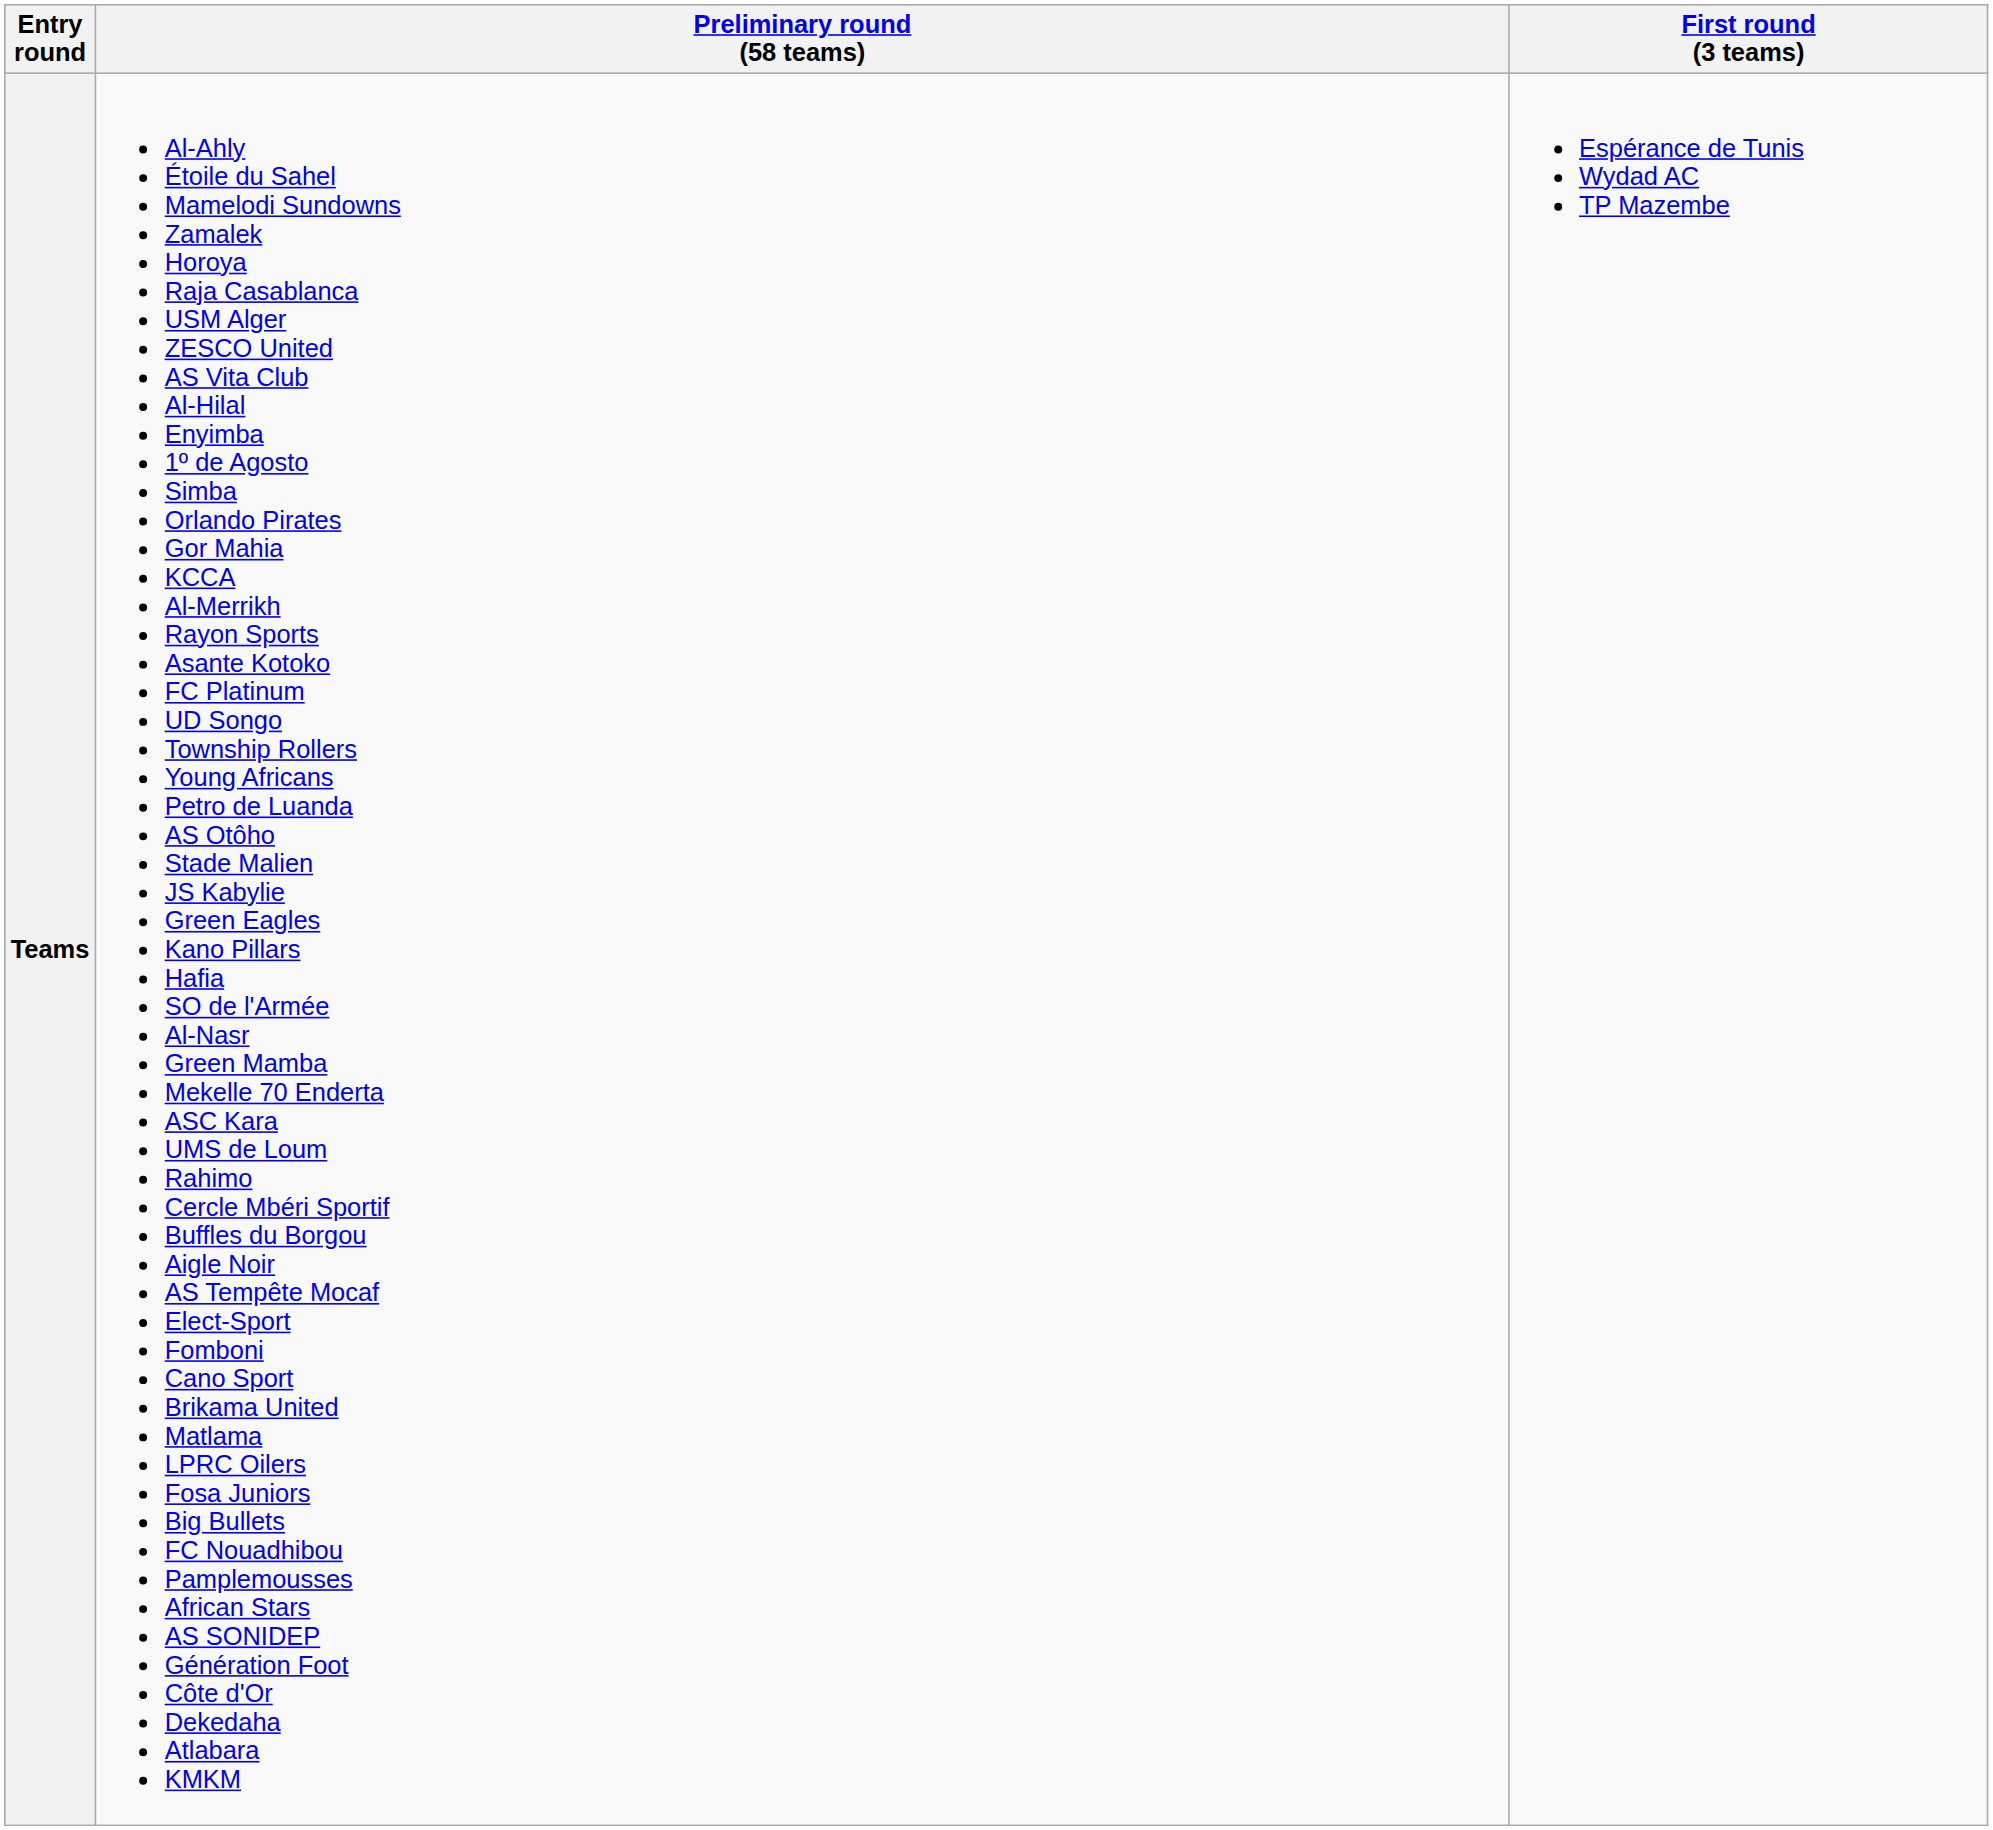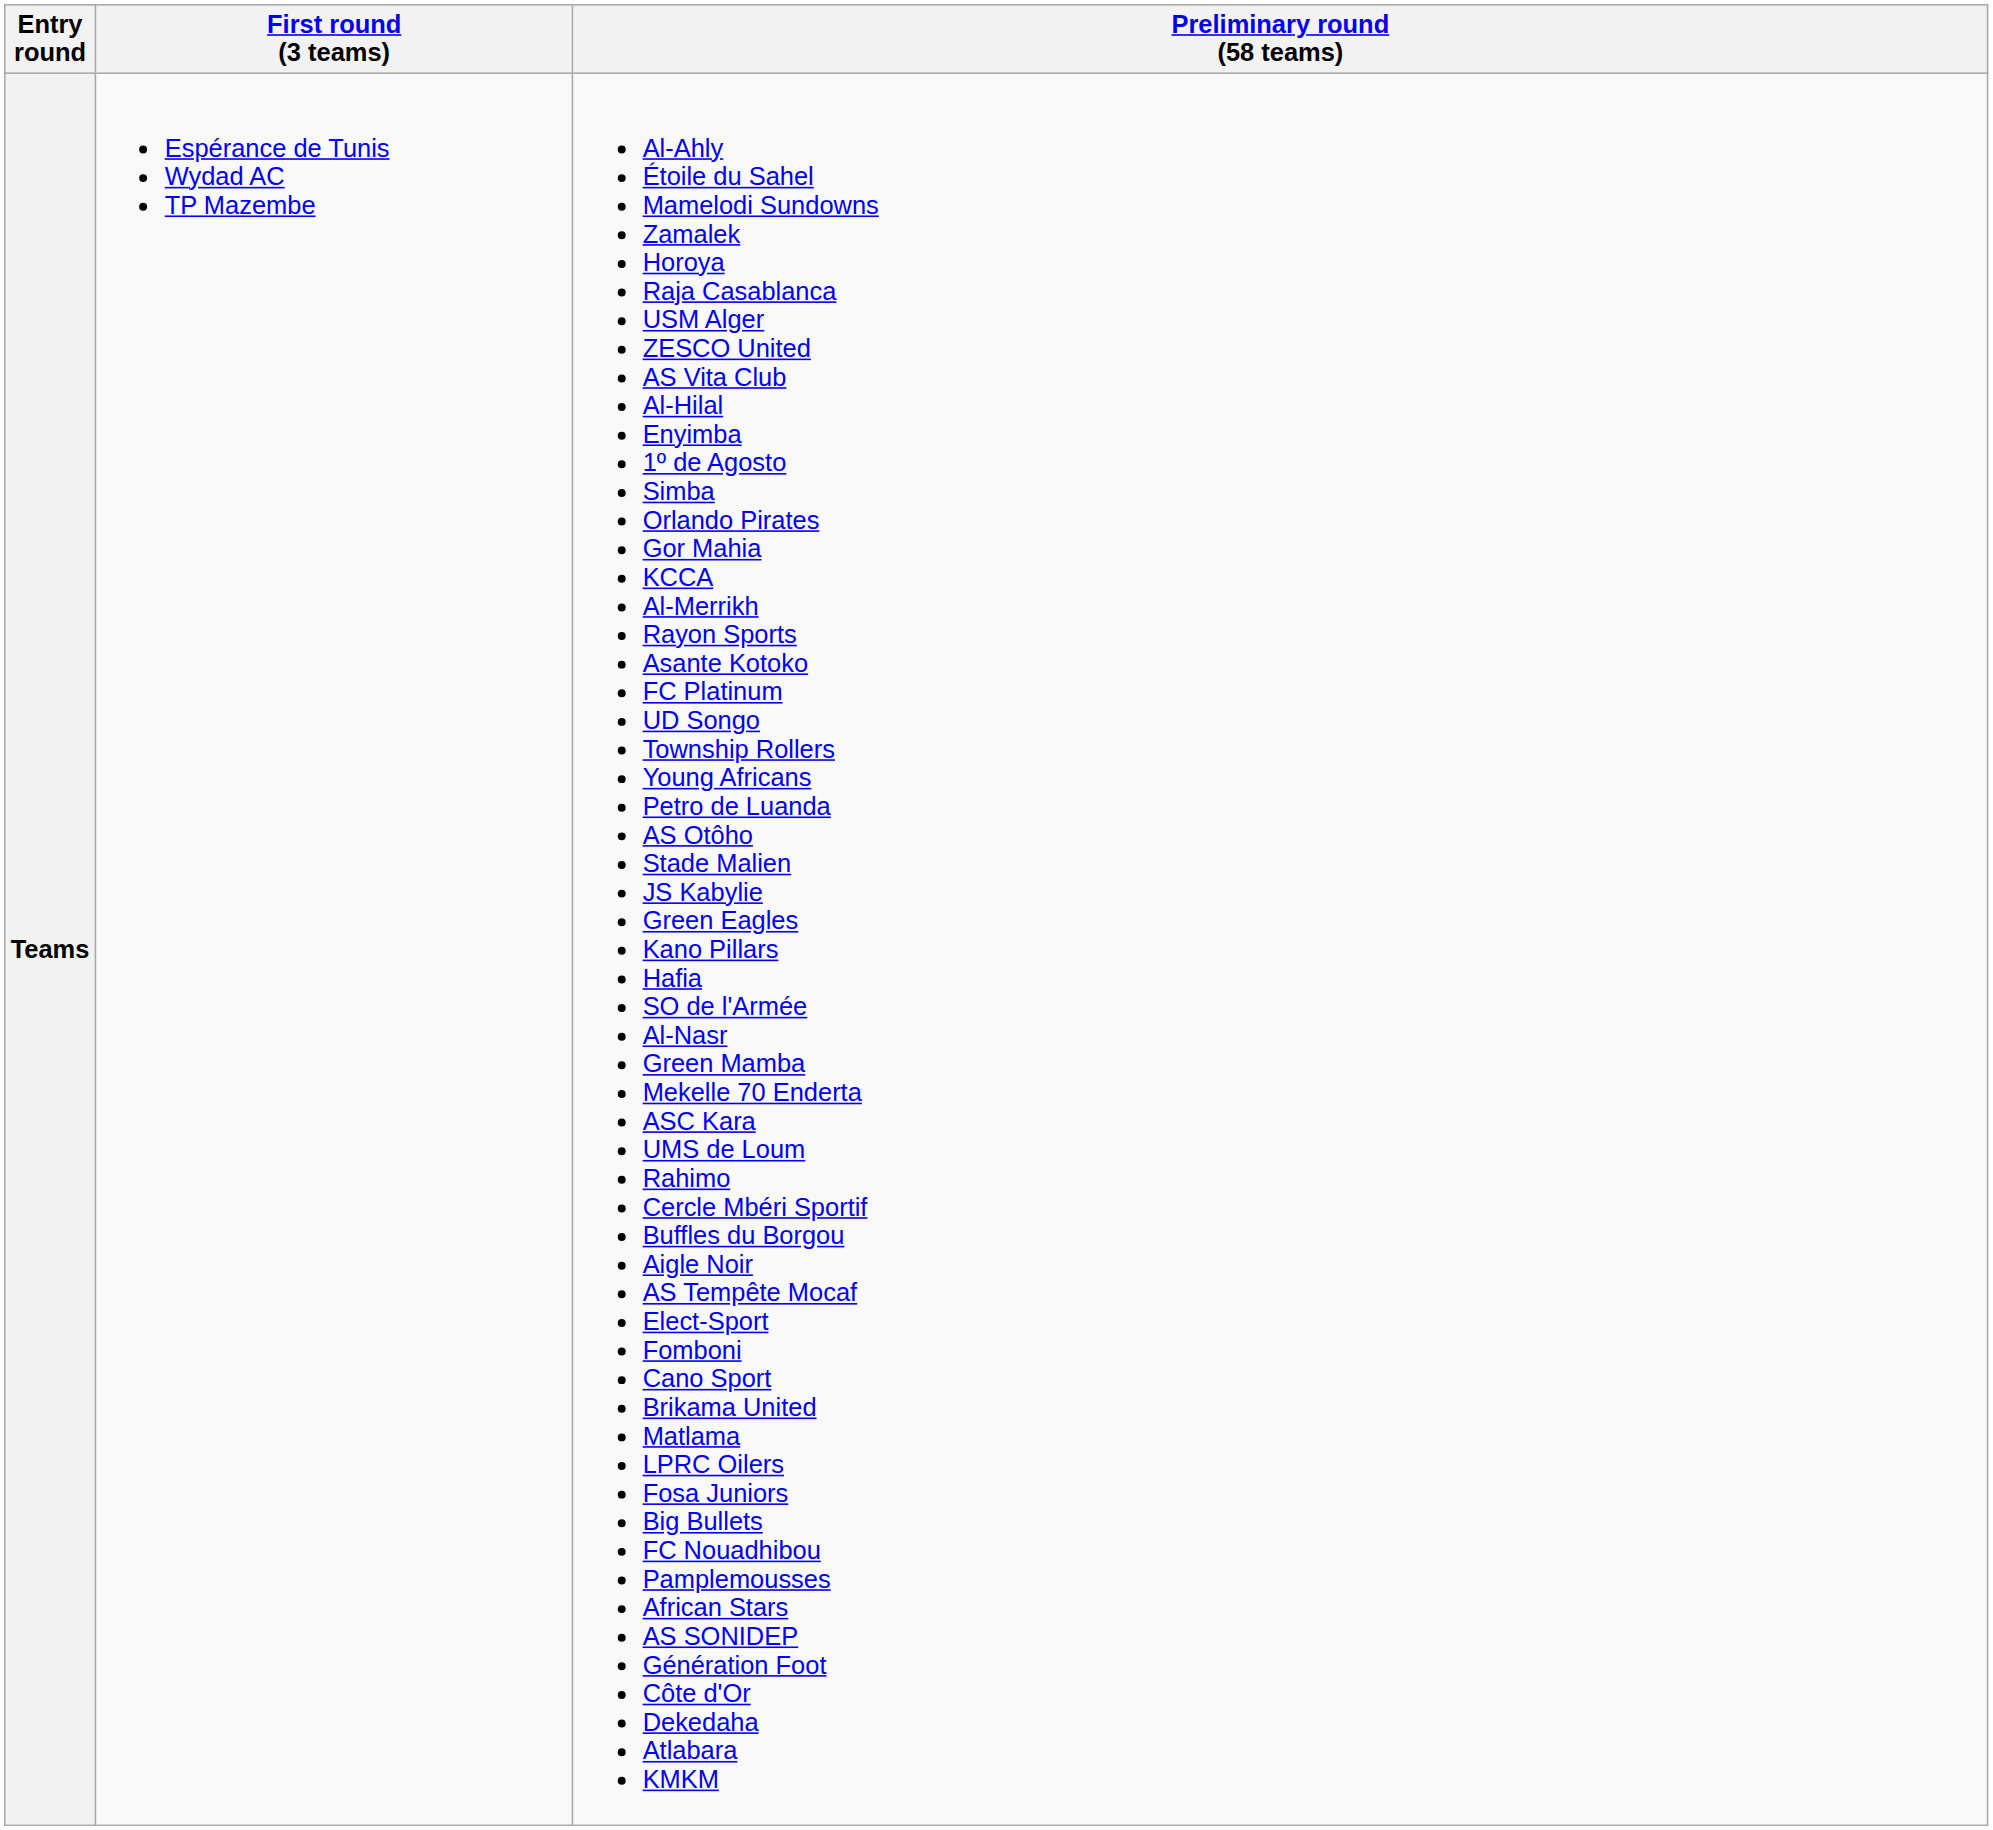columns swapped: (1749, 38) <-> (802, 38)
